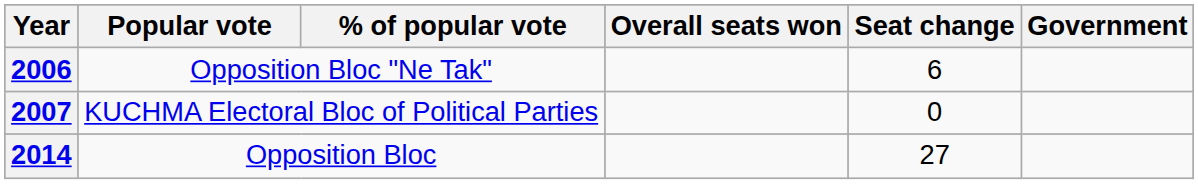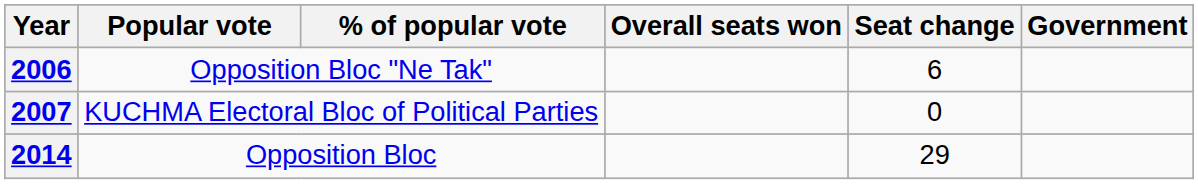(935, 155) 27 -> (935, 155) 29
